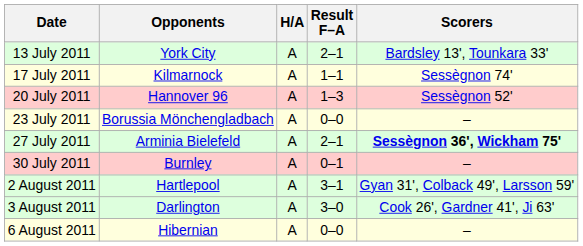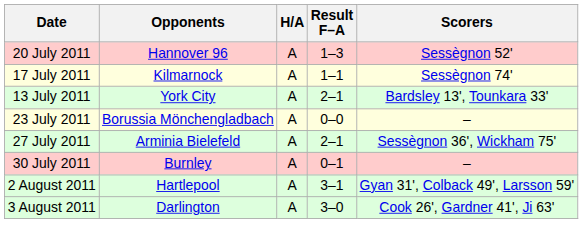rows swapped: (52, 53) <-> (52, 97)
(467, 141) bold -> (467, 141) normal
- row: (52, 229)
